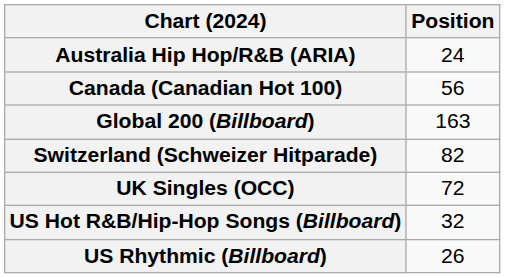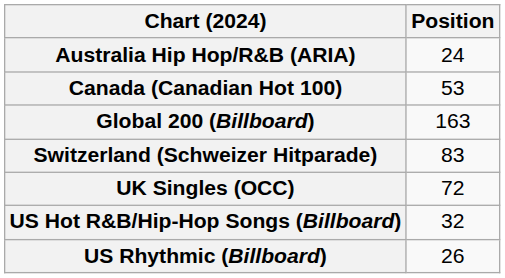(453, 88) 56 -> (453, 88) 53
(453, 155) 82 -> (453, 155) 83
